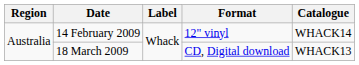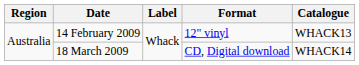(323, 32) WHACK14 -> (323, 32) WHACK13
(323, 51) WHACK13 -> (323, 51) WHACK14
